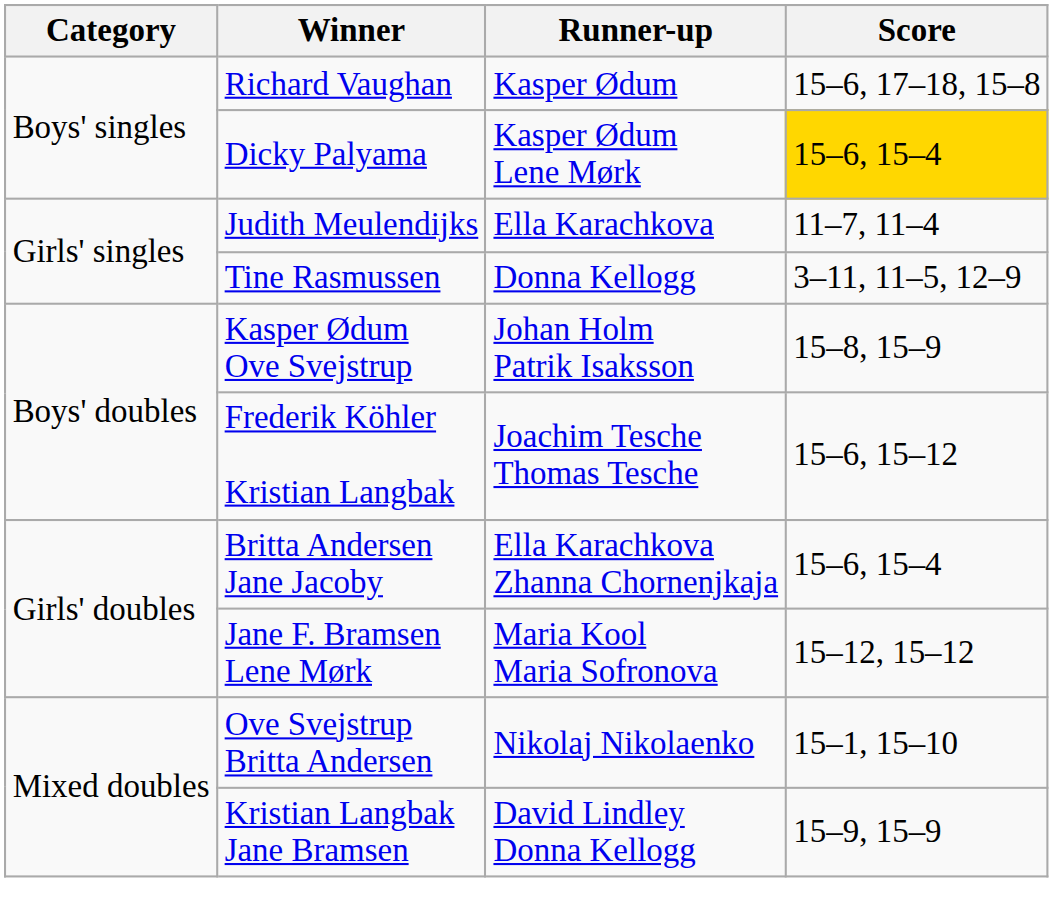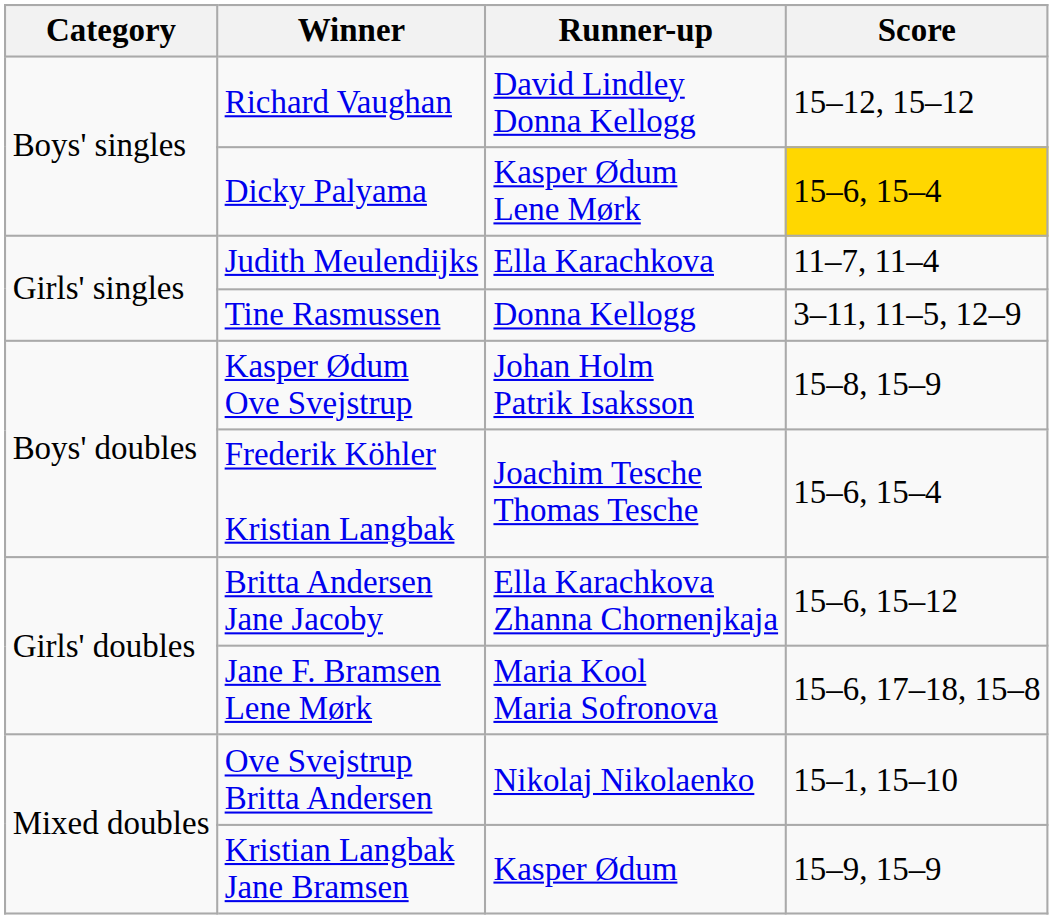(585, 82) Kasper Ødum -> (595, 101) David Lindley Donna Kellogg
(917, 82) 15–6, 17–18, 15–8 -> (884, 101) 15–12, 15–12
(876, 455) 15–6, 15–12 -> (867, 492) 15–6, 15–4
(867, 563) 15–6, 15–4 -> (876, 600) 15–6, 15–12
(884, 652) 15–12, 15–12 -> (917, 689) 15–6, 17–18, 15–8
(595, 831) David Lindley Donna Kellogg -> (585, 868) Kasper Ødum
